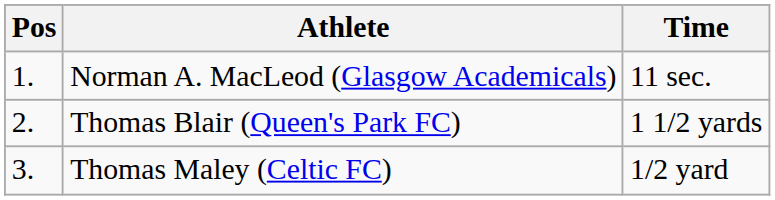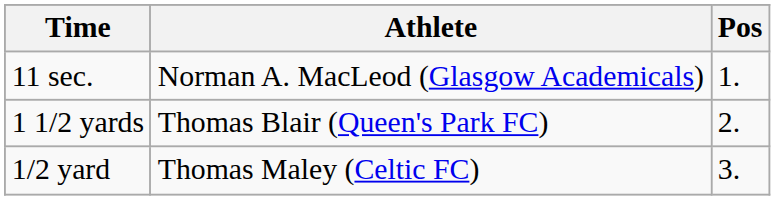columns swapped: (34, 28) <-> (696, 28)
